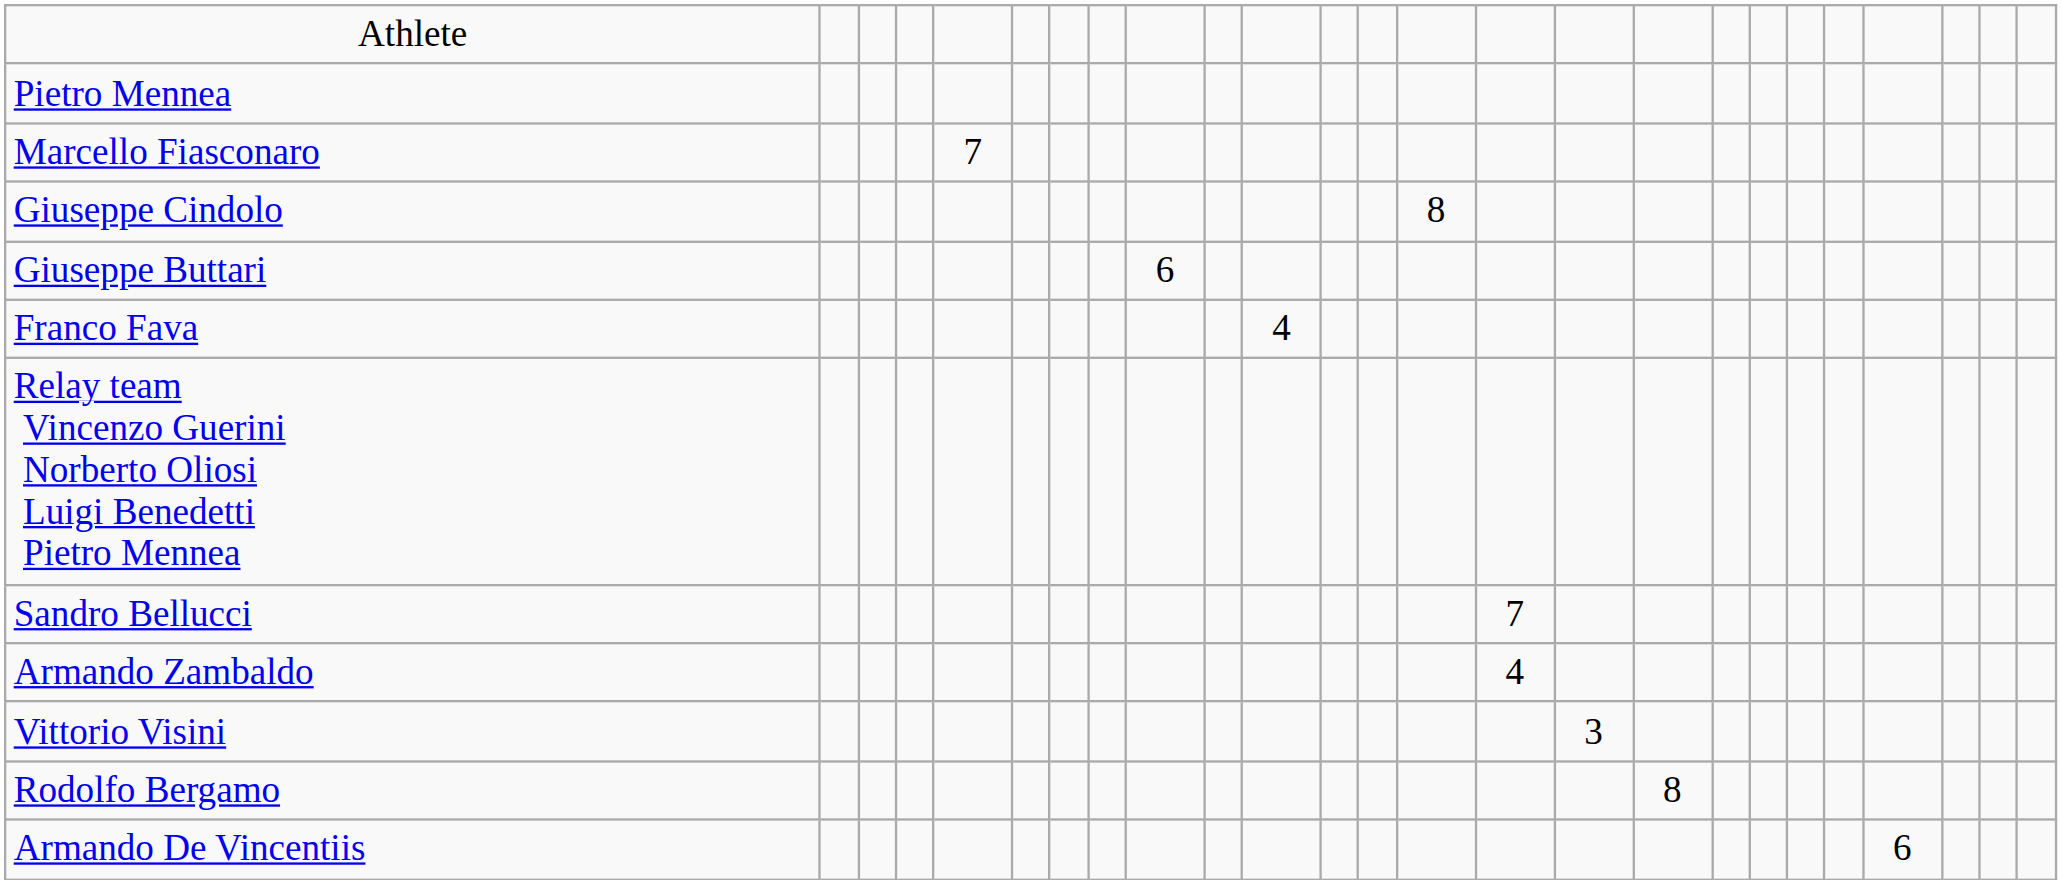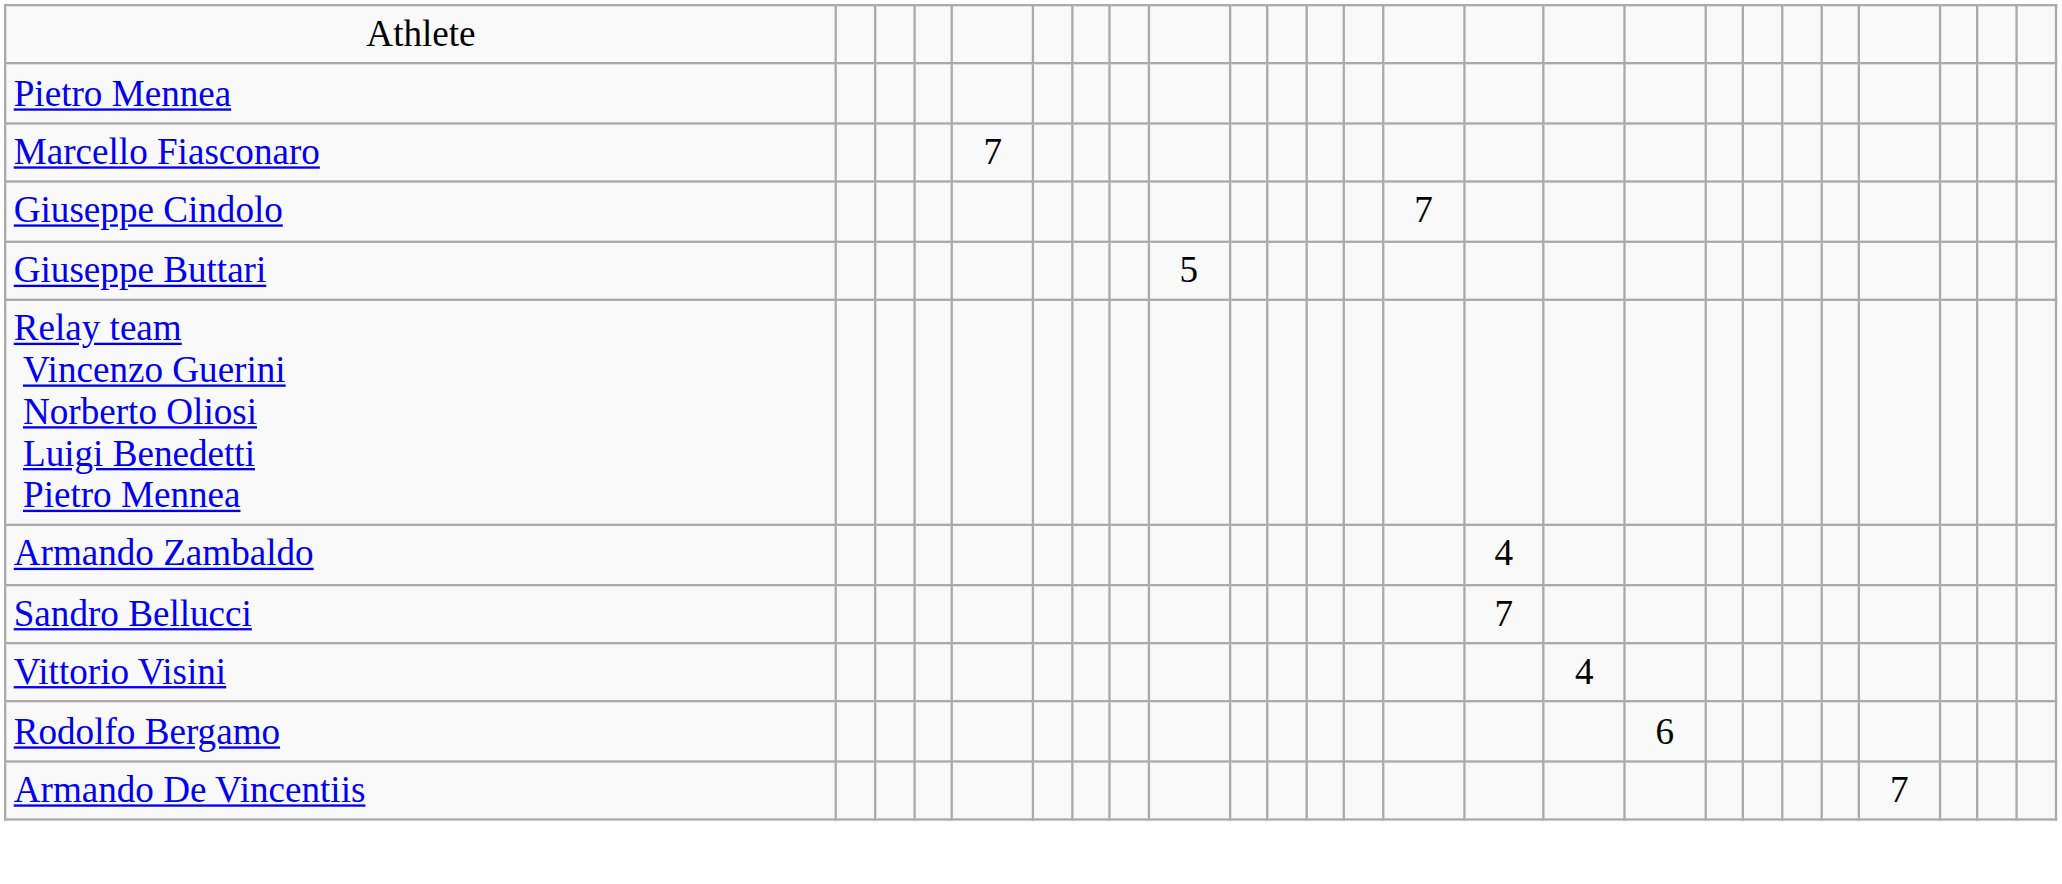(1436, 210) 8 -> (1423, 210) 7
(1165, 269) 6 -> (1189, 269) 5
- row: (106, 328)
rows swapped: (164, 671) <-> (133, 613)
(1594, 730) 3 -> (1584, 671) 4
(1672, 789) 8 -> (1665, 730) 6
(1902, 848) 6 -> (1899, 789) 7
